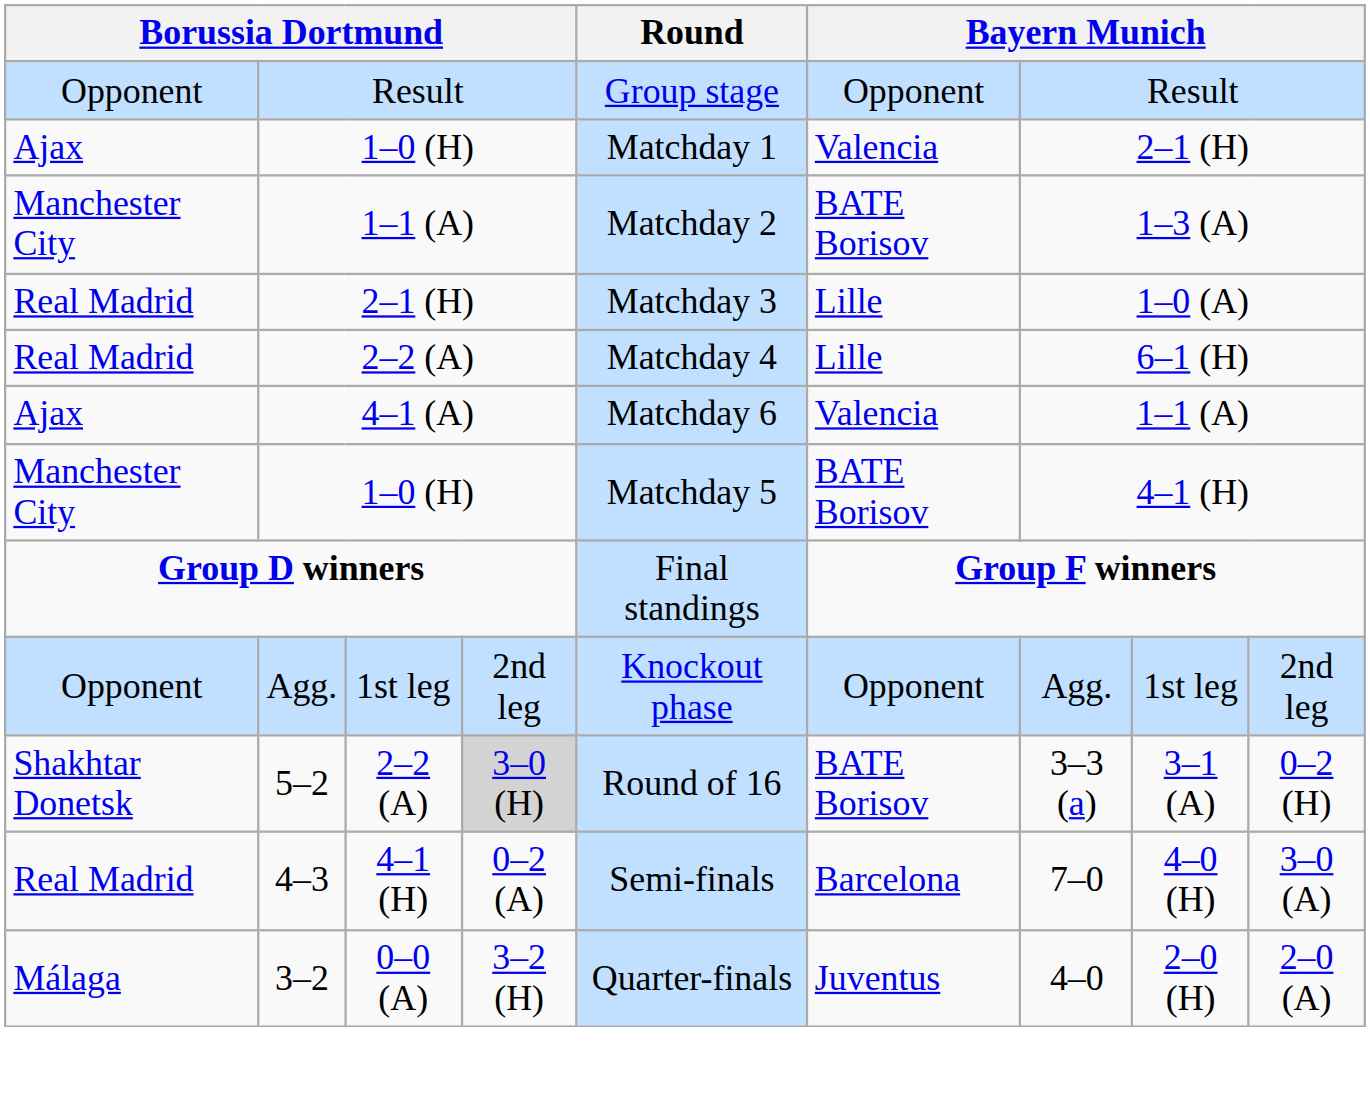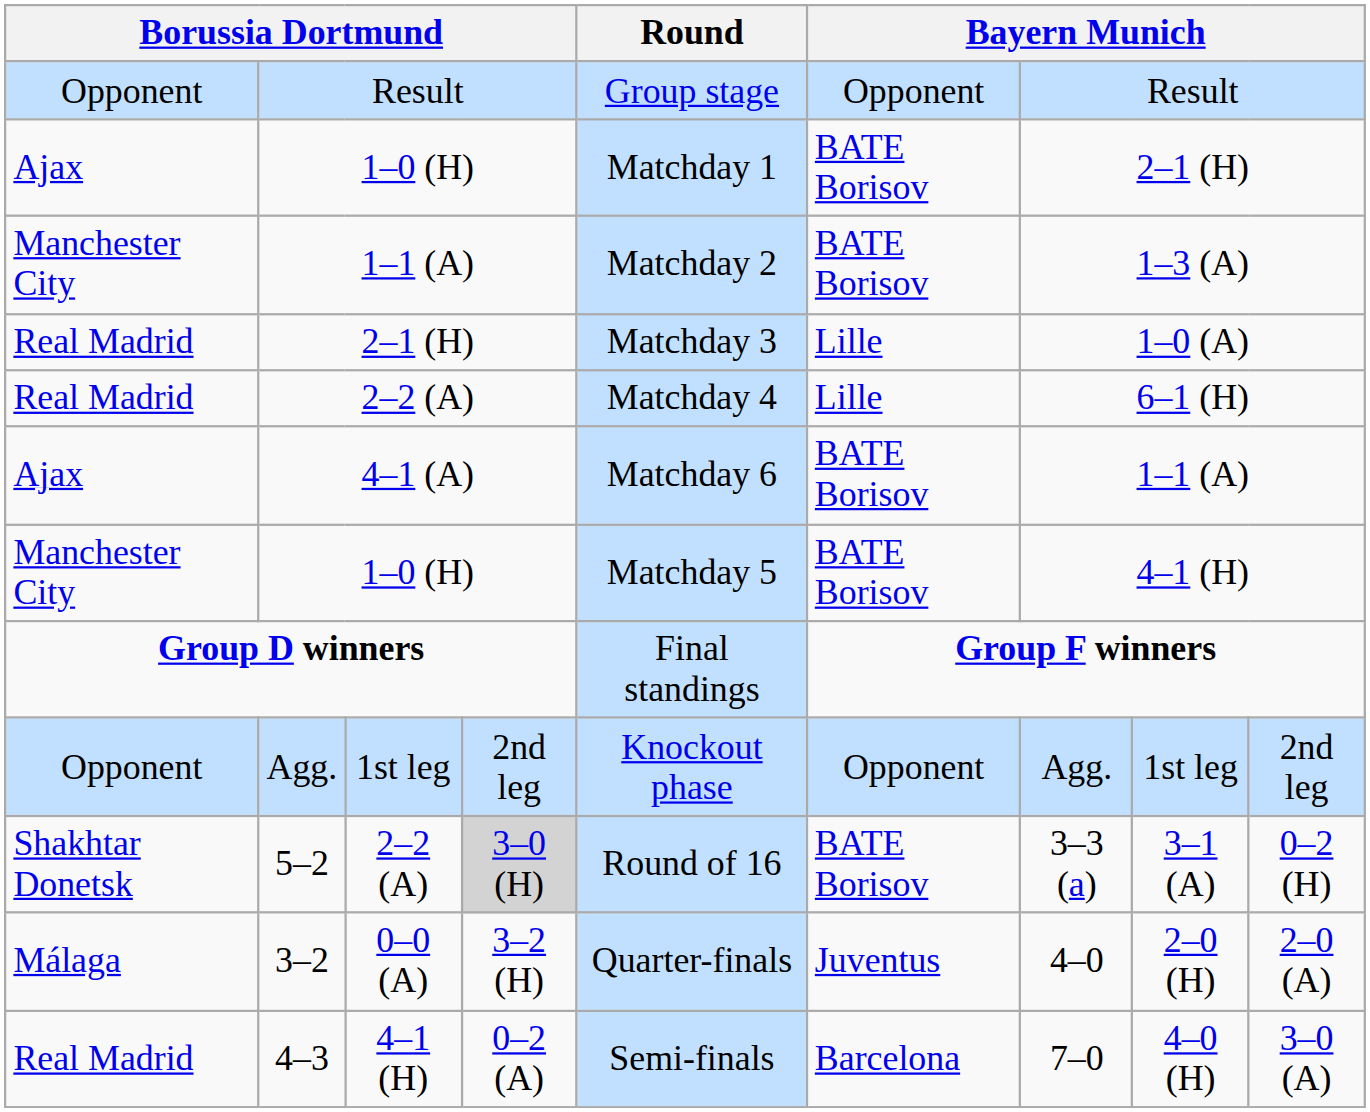(877, 146) Valencia -> (872, 166) BATE Borisov
(877, 414) Valencia -> (872, 474) BATE Borisov
rows swapped: (67, 977) <-> (103, 879)
